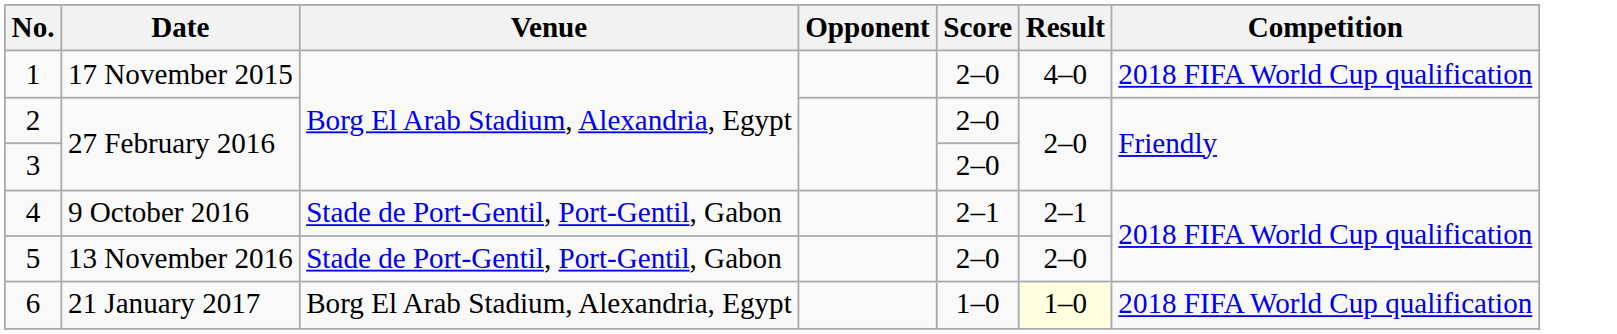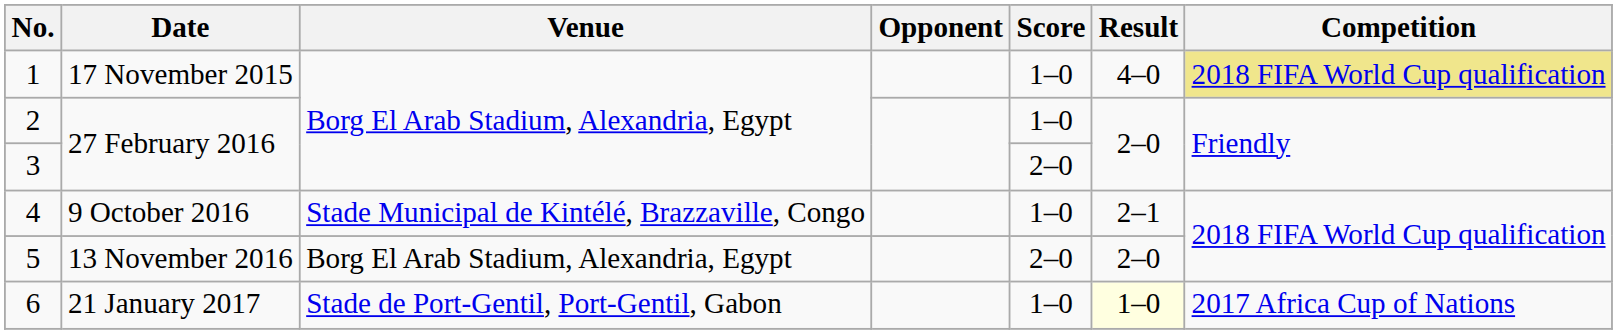(978, 73) 2–0 -> (1051, 73) 1–0
(1325, 73) no background -> (1399, 73) khaki background
(978, 119) 2–0 -> (1051, 119) 1–0
(544, 212) Stade de Port-Gentil, Port-Gentil, Gabon -> (586, 212) Stade Municipal de Kintélé, Brazzaville, Congo
(978, 212) 2–1 -> (1051, 212) 1–0
(544, 258) Stade de Port-Gentil, Port-Gentil, Gabon -> (549, 258) Borg El Arab Stadium, Alexandria, Egypt
(549, 304) Borg El Arab Stadium, Alexandria, Egypt -> (544, 304) Stade de Port-Gentil, Port-Gentil, Gabon
(1325, 304) 2018 FIFA World Cup qualification -> (1353, 304) 2017 Africa Cup of Nations
